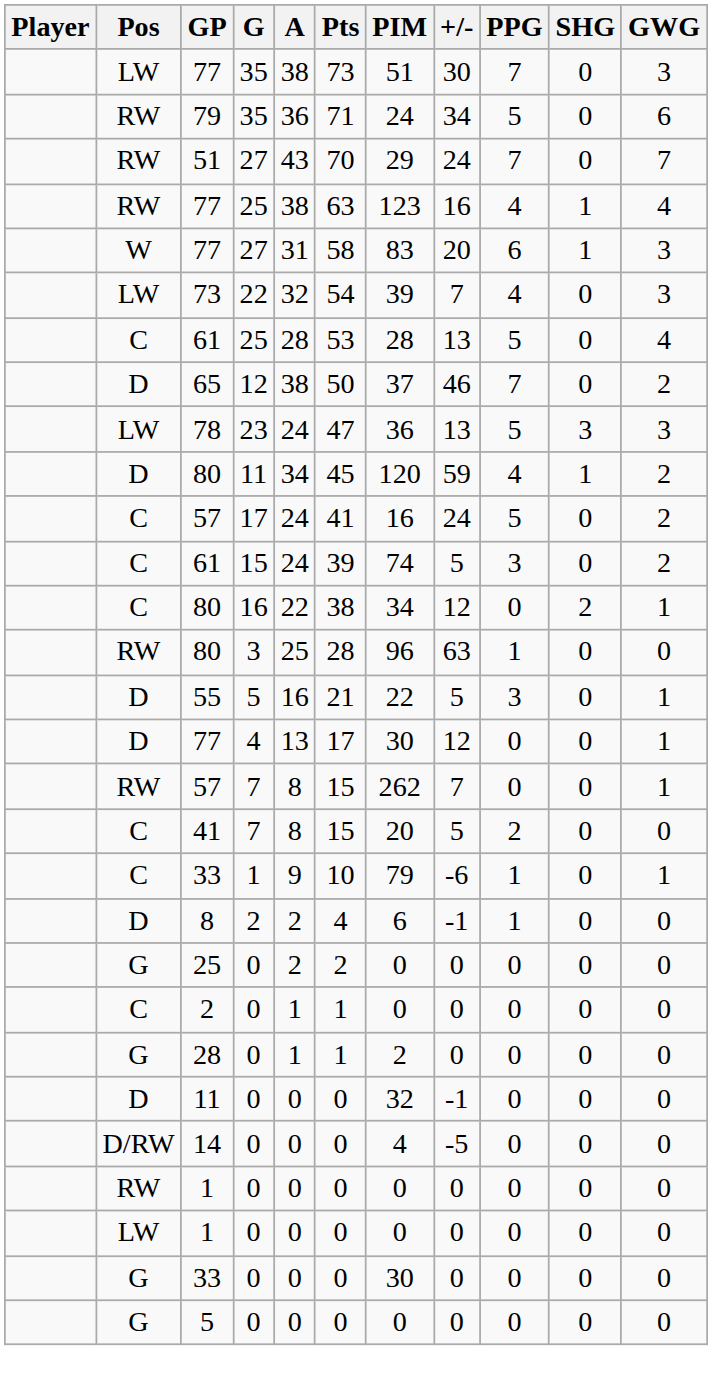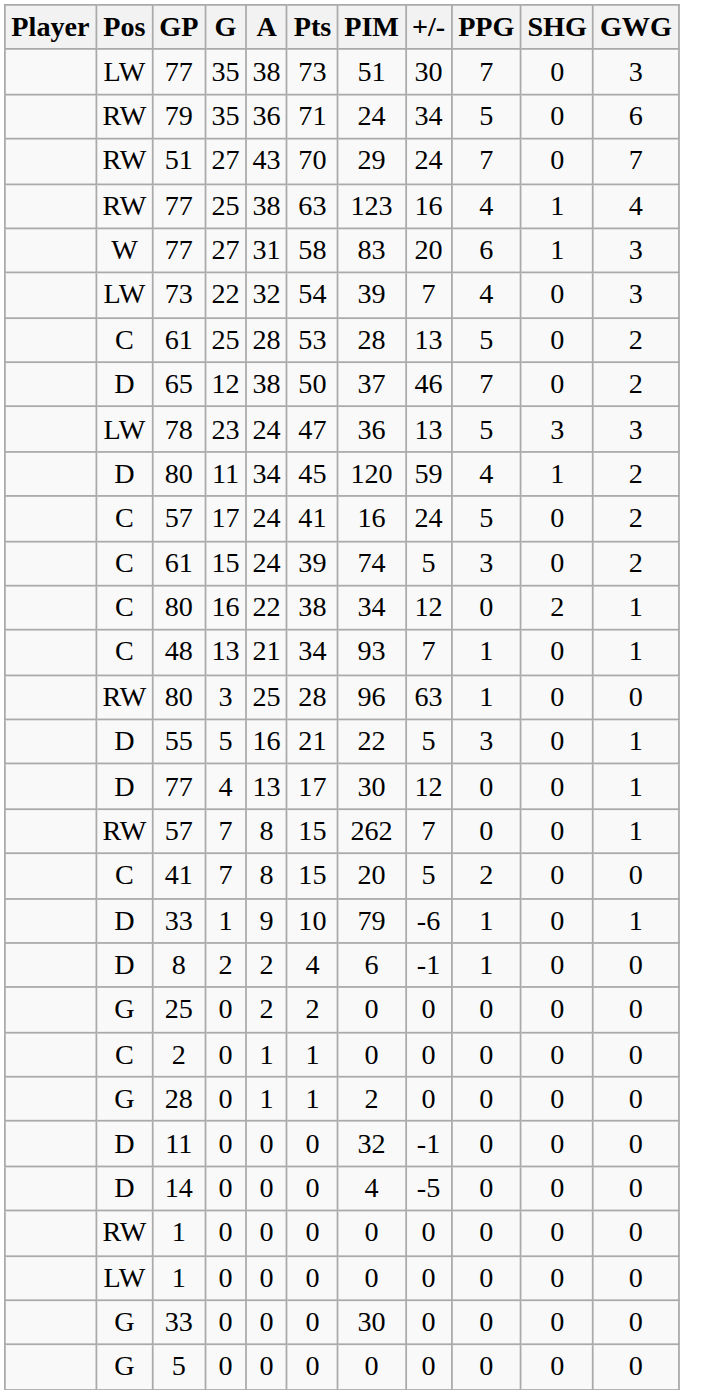(664, 339) 4 -> (636, 339) 2
+ row: (179, 652)
(139, 875) C -> (124, 920) D
(139, 1143) D/RW -> (124, 1187) D
